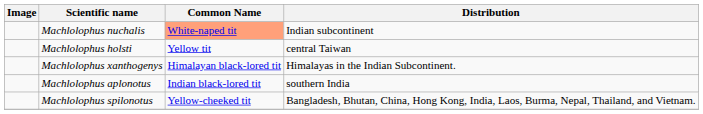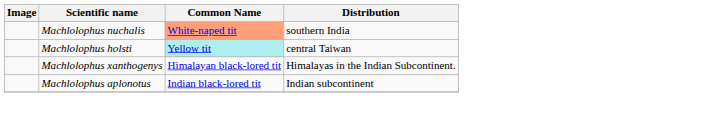(330, 30) Indian subcontinent -> (318, 30) southern India
(189, 48) no background -> (189, 48) paleturquoise background
(318, 83) southern India -> (330, 83) Indian subcontinent
- row: (97, 100)
